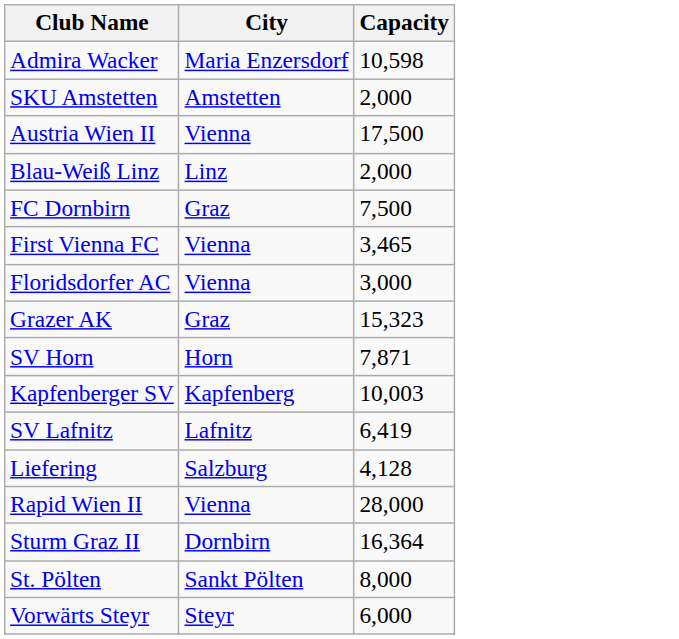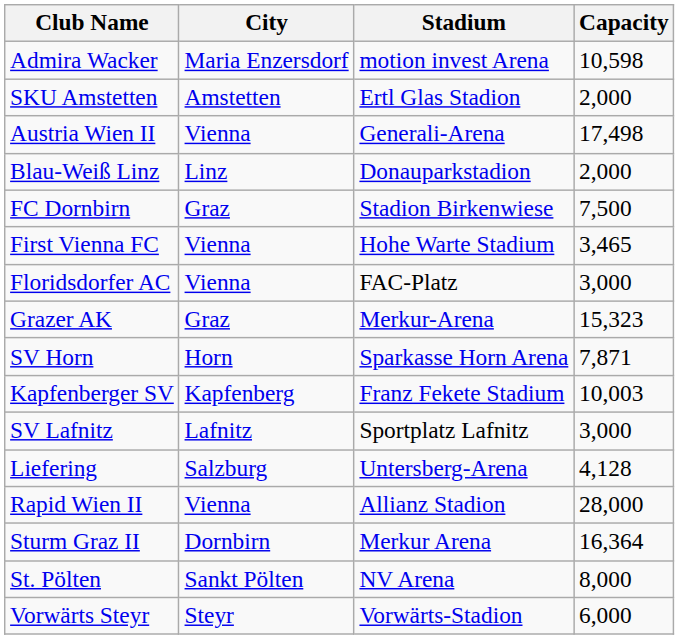+ column: (464, 23)
(392, 134) 17,500 -> (611, 134) 17,498
(386, 430) 6,419 -> (605, 430) 3,000
